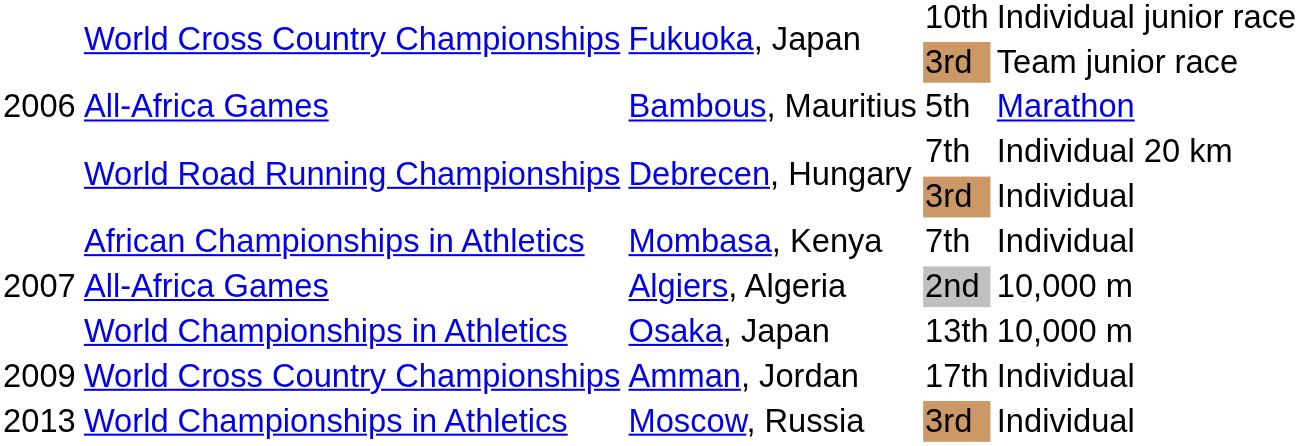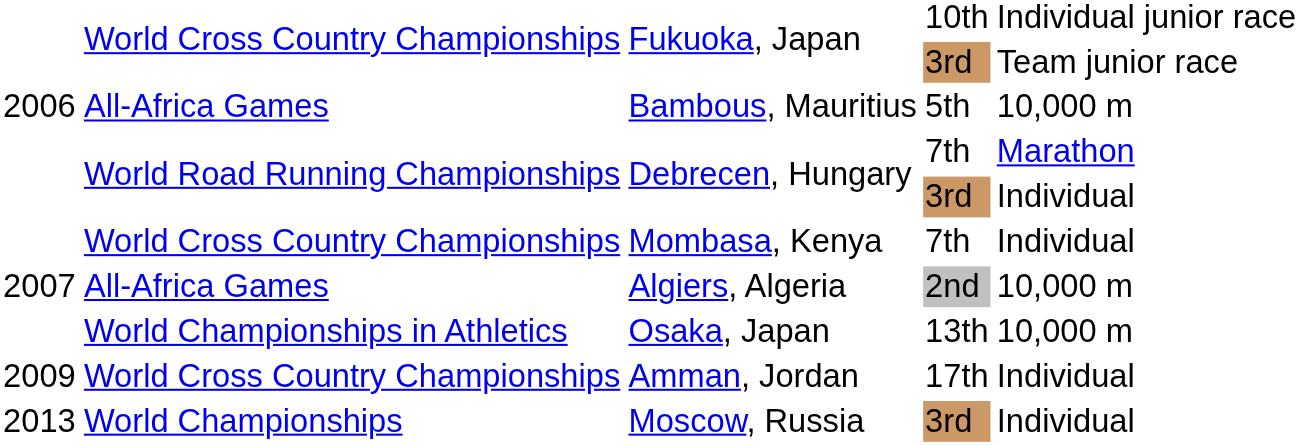(1066, 106) Marathon -> (1065, 106) 10,000 m
(1115, 151) Individual 20 km -> (1066, 151) Marathon
(334, 241) African Championships in Athletics -> (352, 241) World Cross Country Championships
(326, 420) World Championships in Athletics -> (243, 420) World Championships
